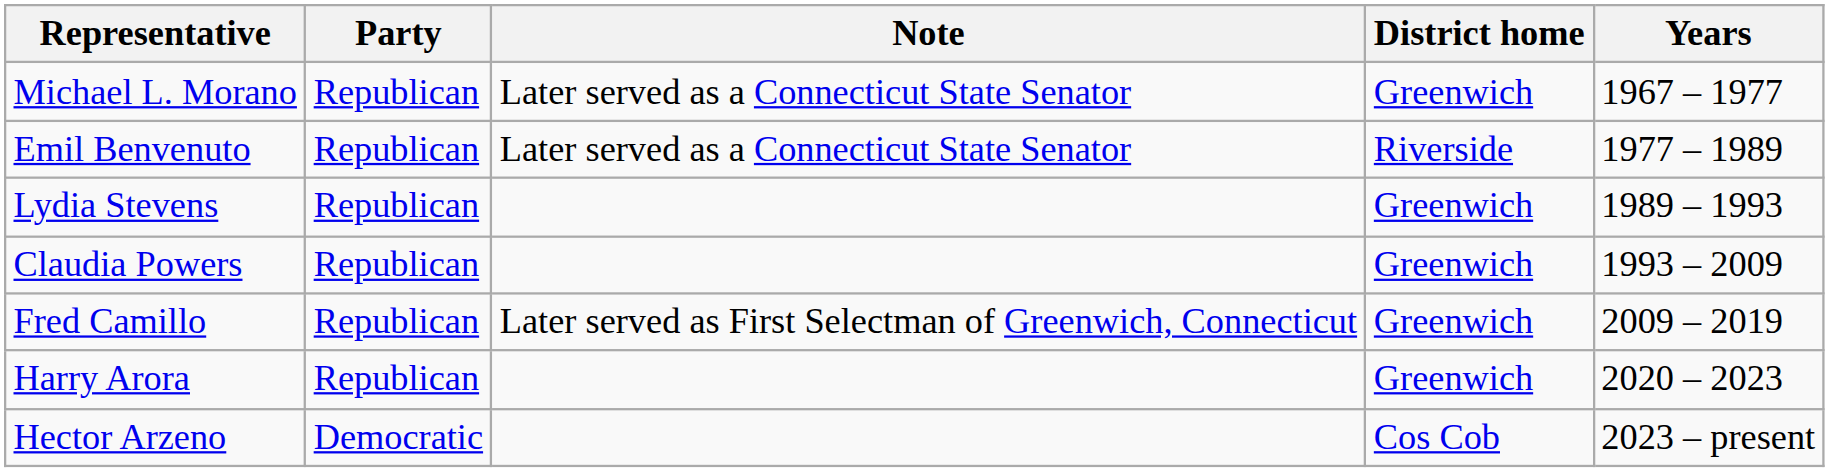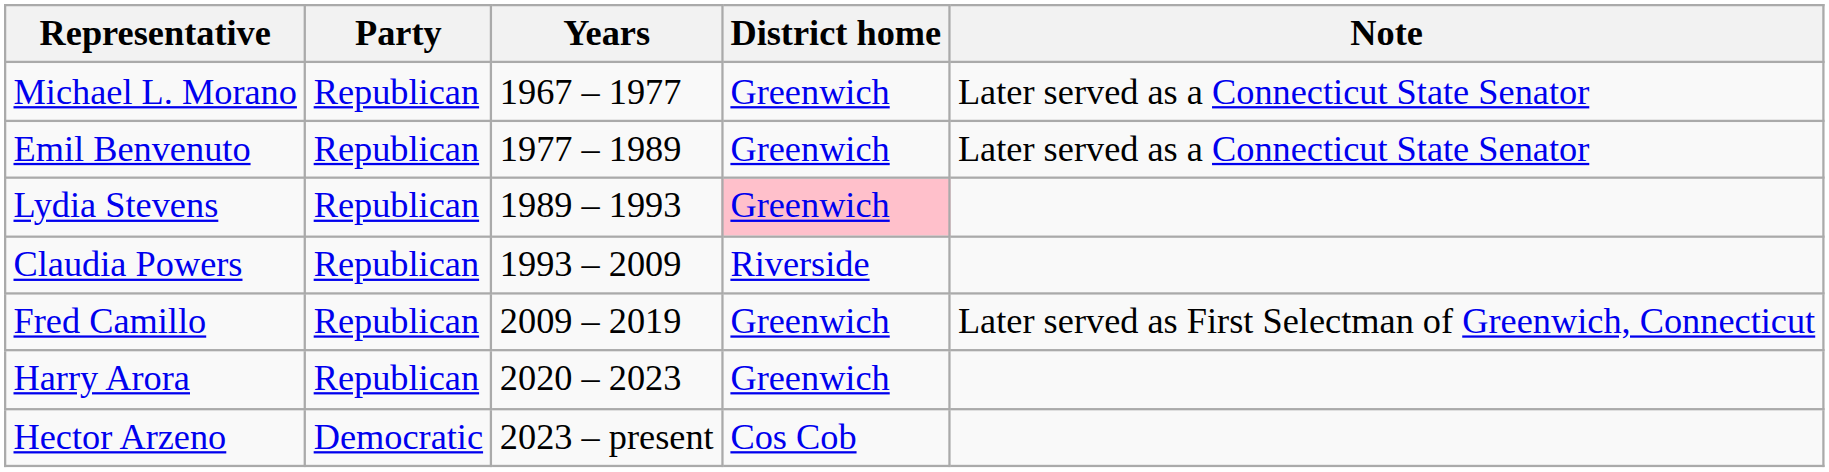columns swapped: (1708, 33) <-> (928, 33)
(1443, 148) Riverside -> (810, 148) Greenwich
(1454, 206) no background -> (810, 206) pink background
(1454, 263) Greenwich -> (800, 263) Riverside
